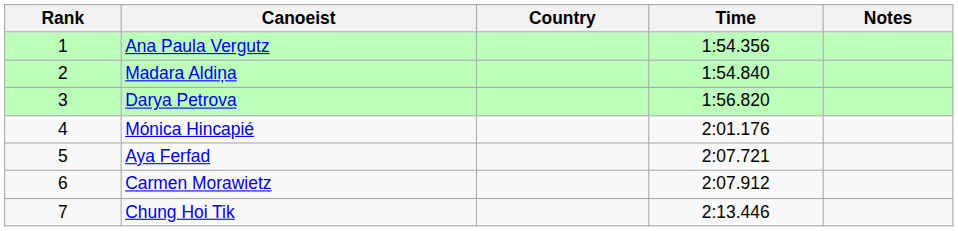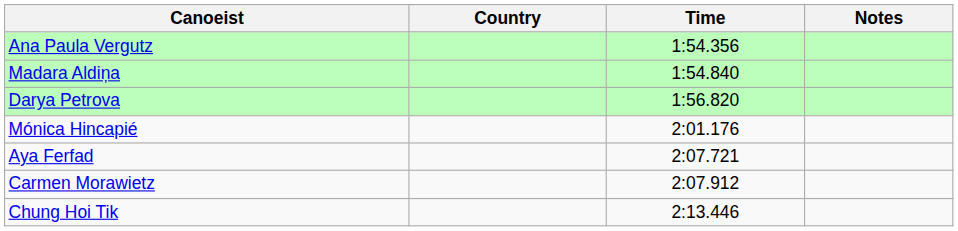- column: (63, 18)
